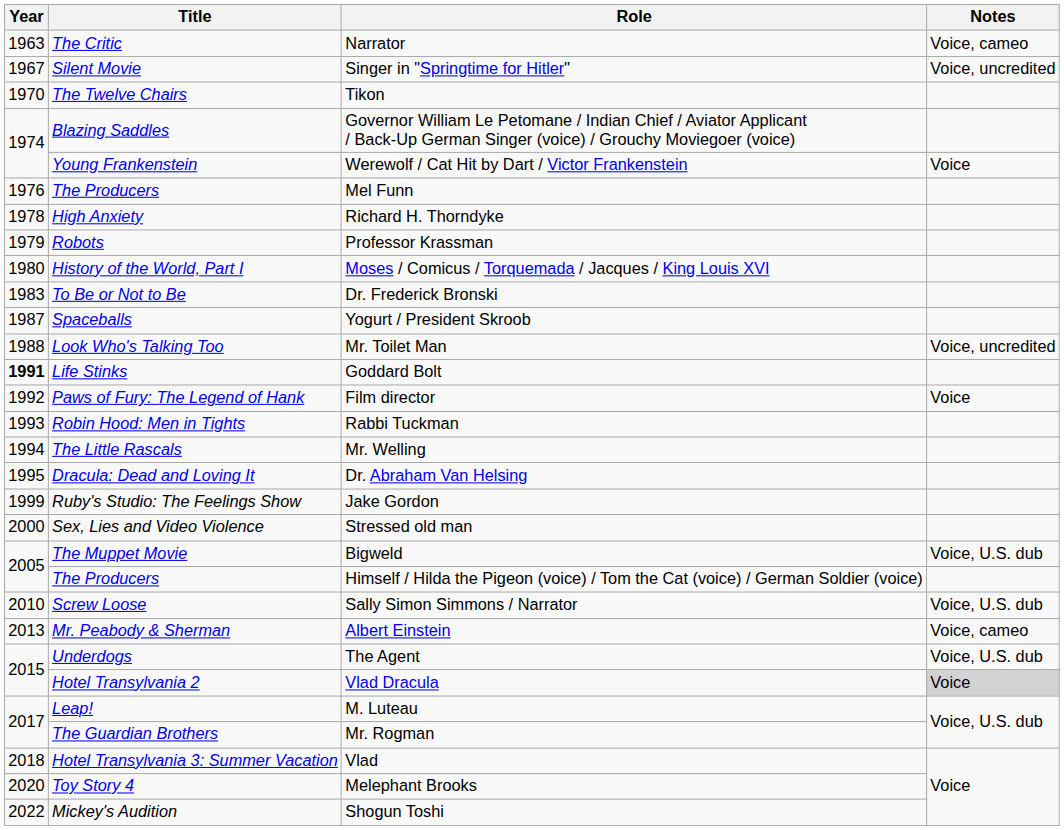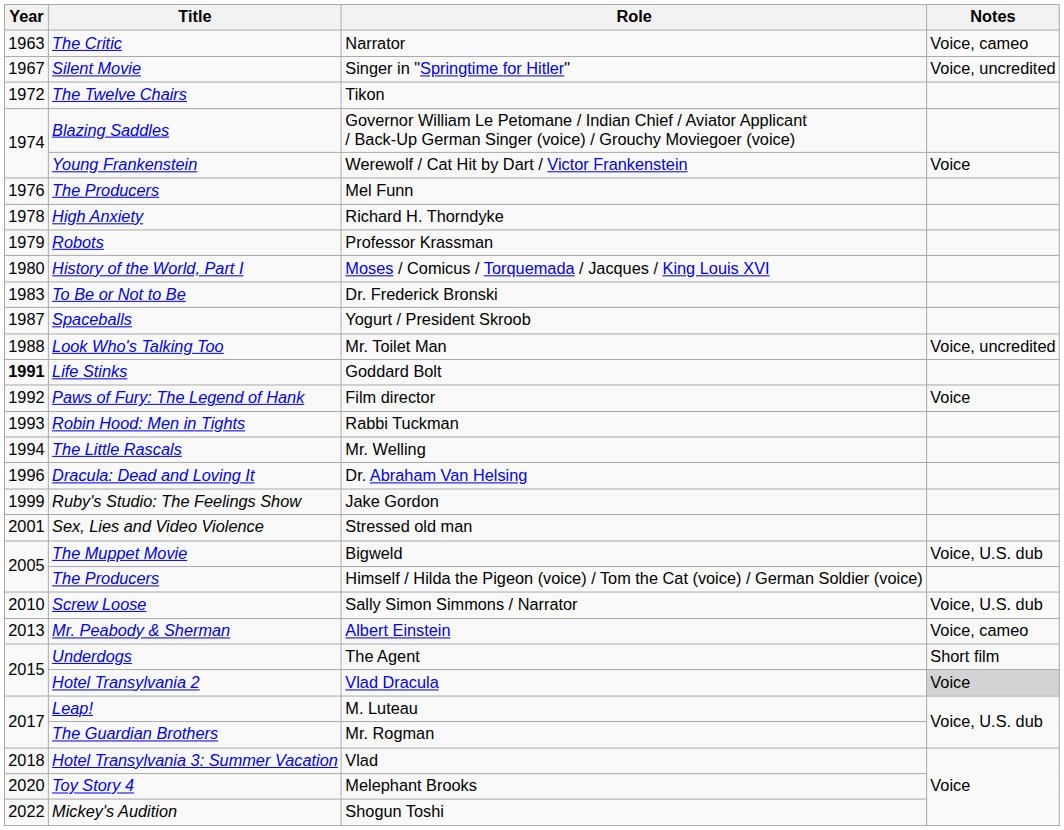(26, 95) 1970 -> (26, 95) 1972
(26, 475) 1995 -> (26, 475) 1996
(26, 527) 2000 -> (26, 527) 2001
(987, 656) Voice, U.S. dub -> (965, 656) Short film
